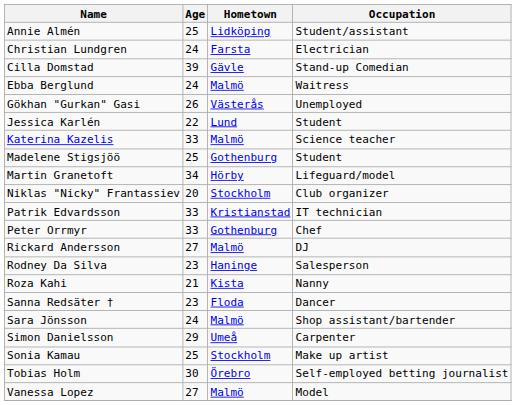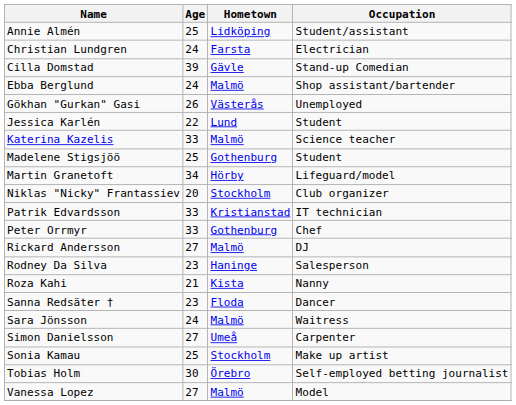(322, 85) Waitress -> (375, 85) Shop assistant/bartender
(375, 320) Shop assistant/bartender -> (322, 320) Waitress
(192, 338) 29 -> (192, 338) 27
